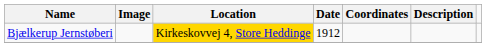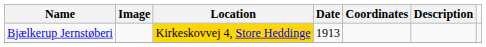(328, 33) 1912 -> (328, 33) 1913
